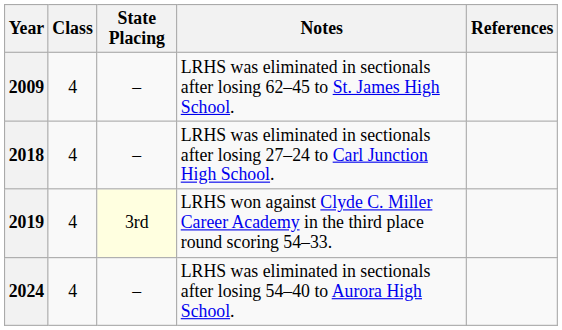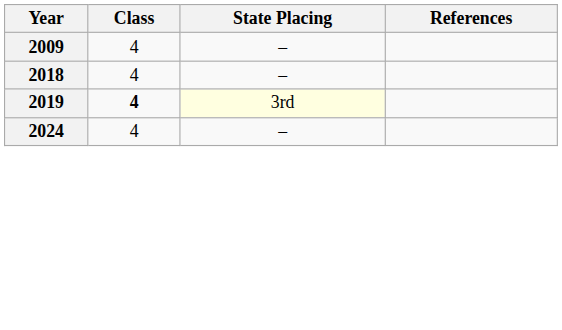- column: (322, 28)
(73, 222) normal -> (134, 103) bold
